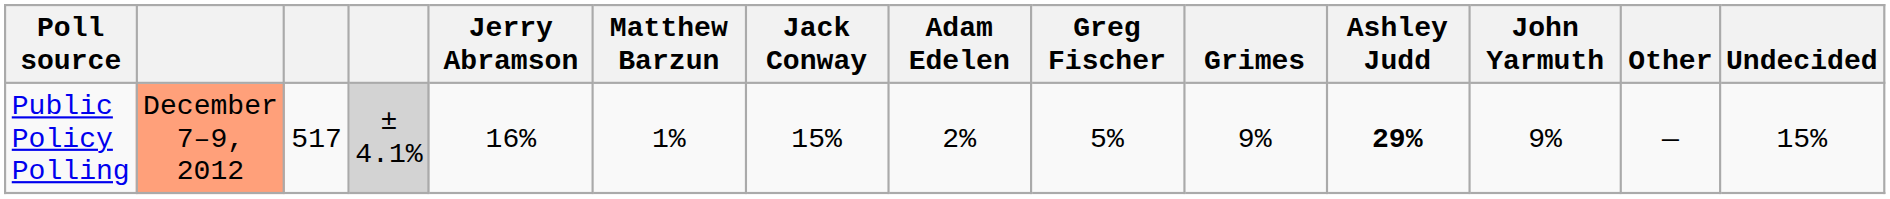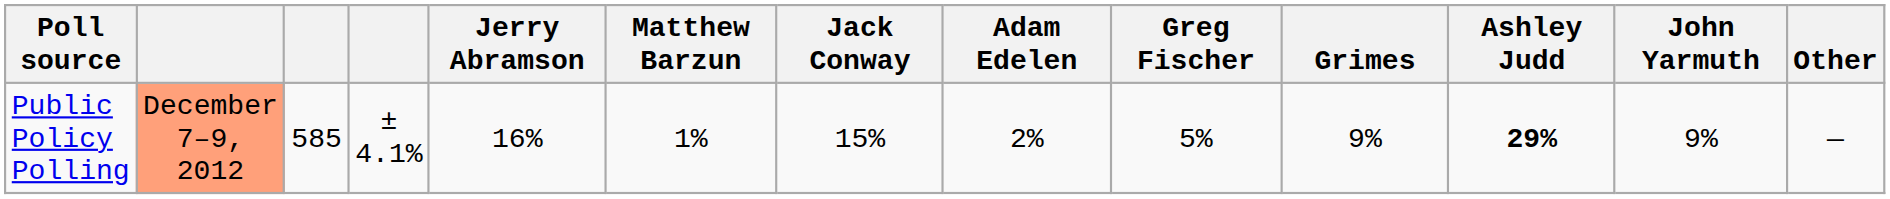- column: (1802, 60)
(317, 139) 517 -> (317, 139) 585
(389, 139) lightgrey background -> (389, 139) no background
